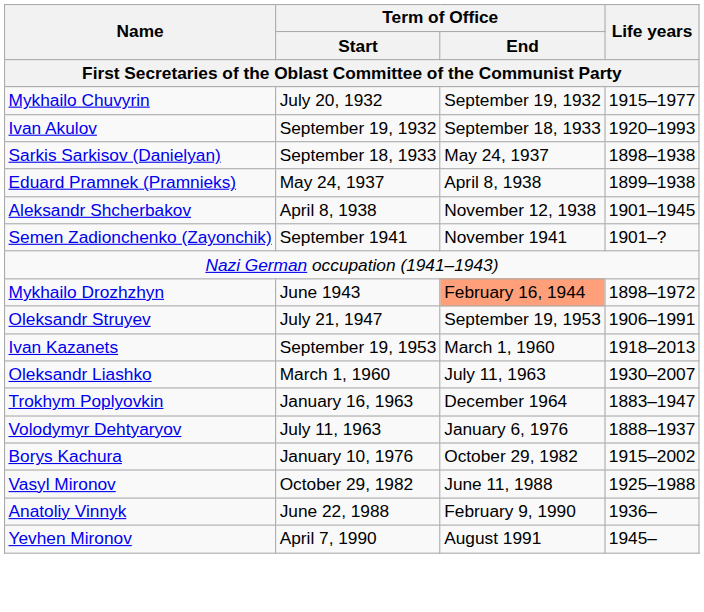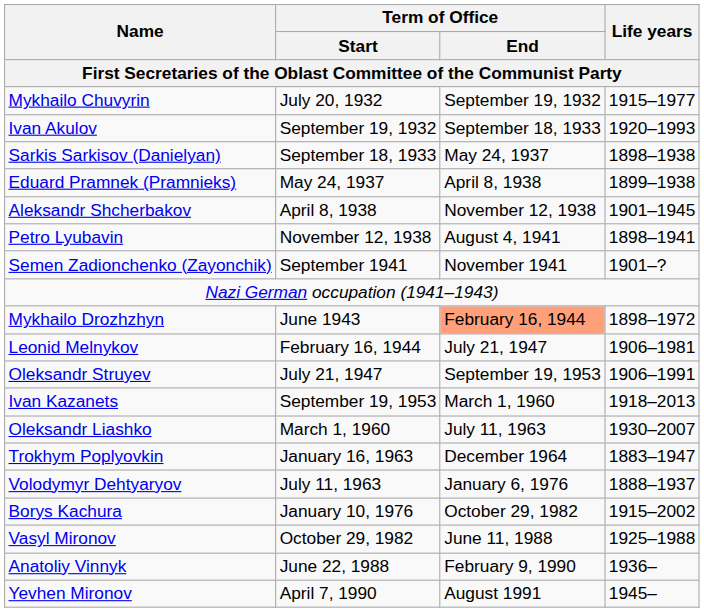+ row: (66, 237)
+ row: (73, 347)
